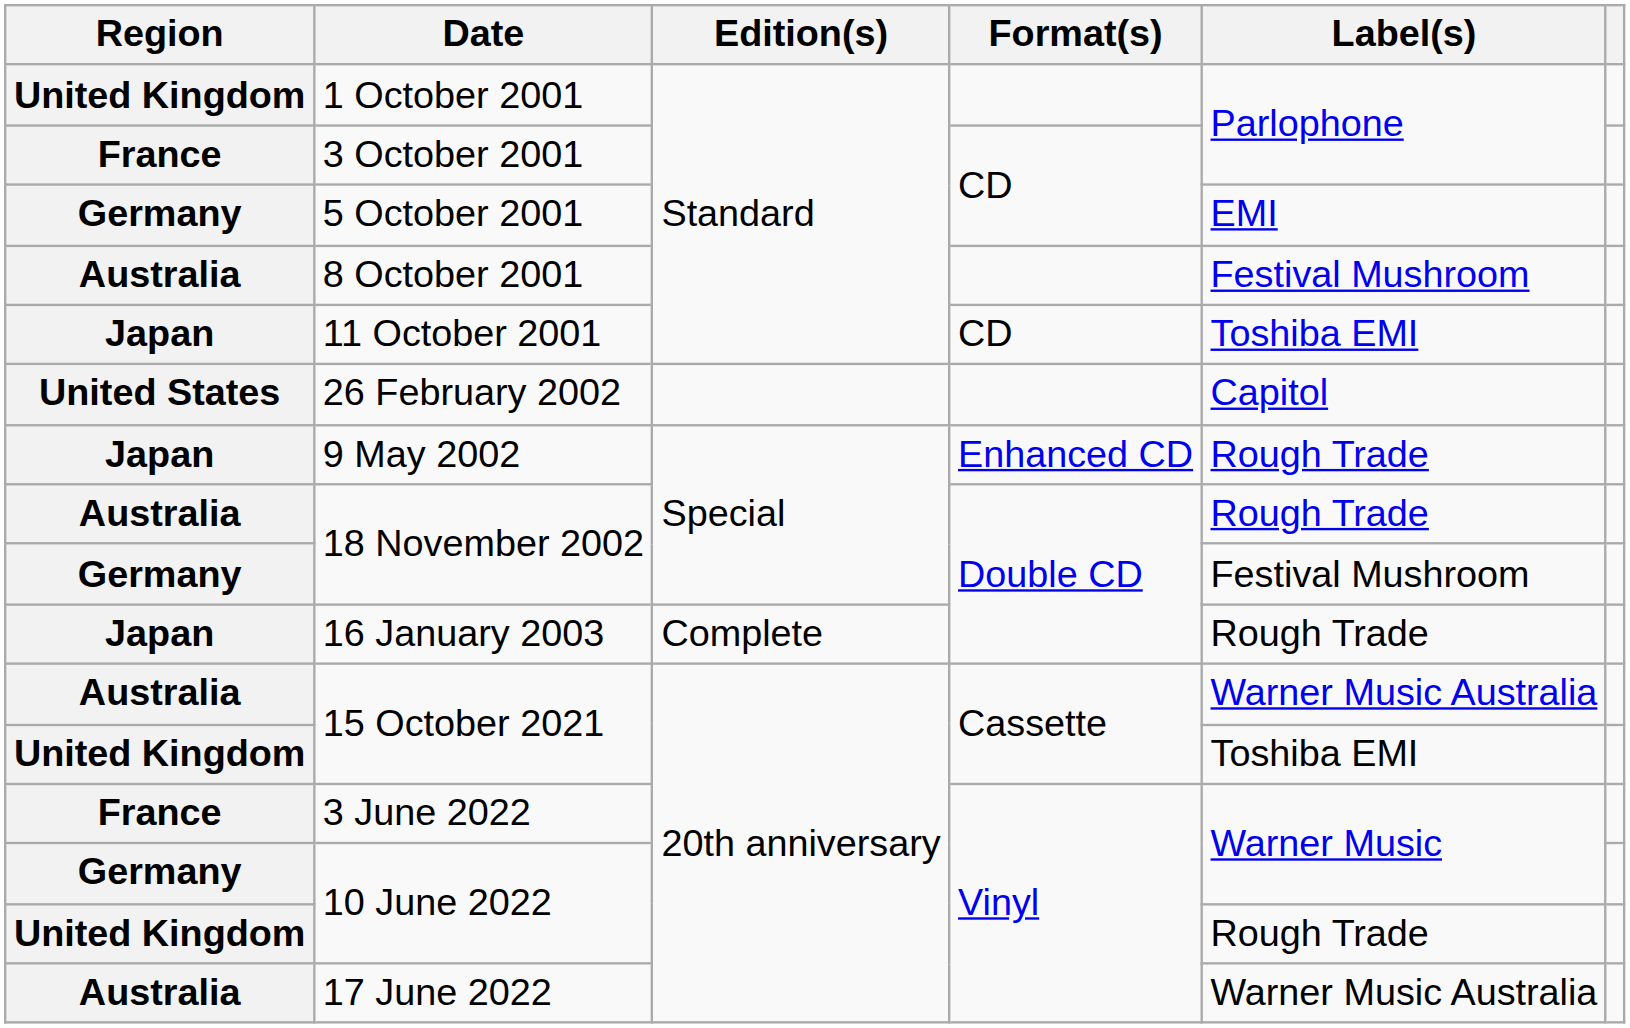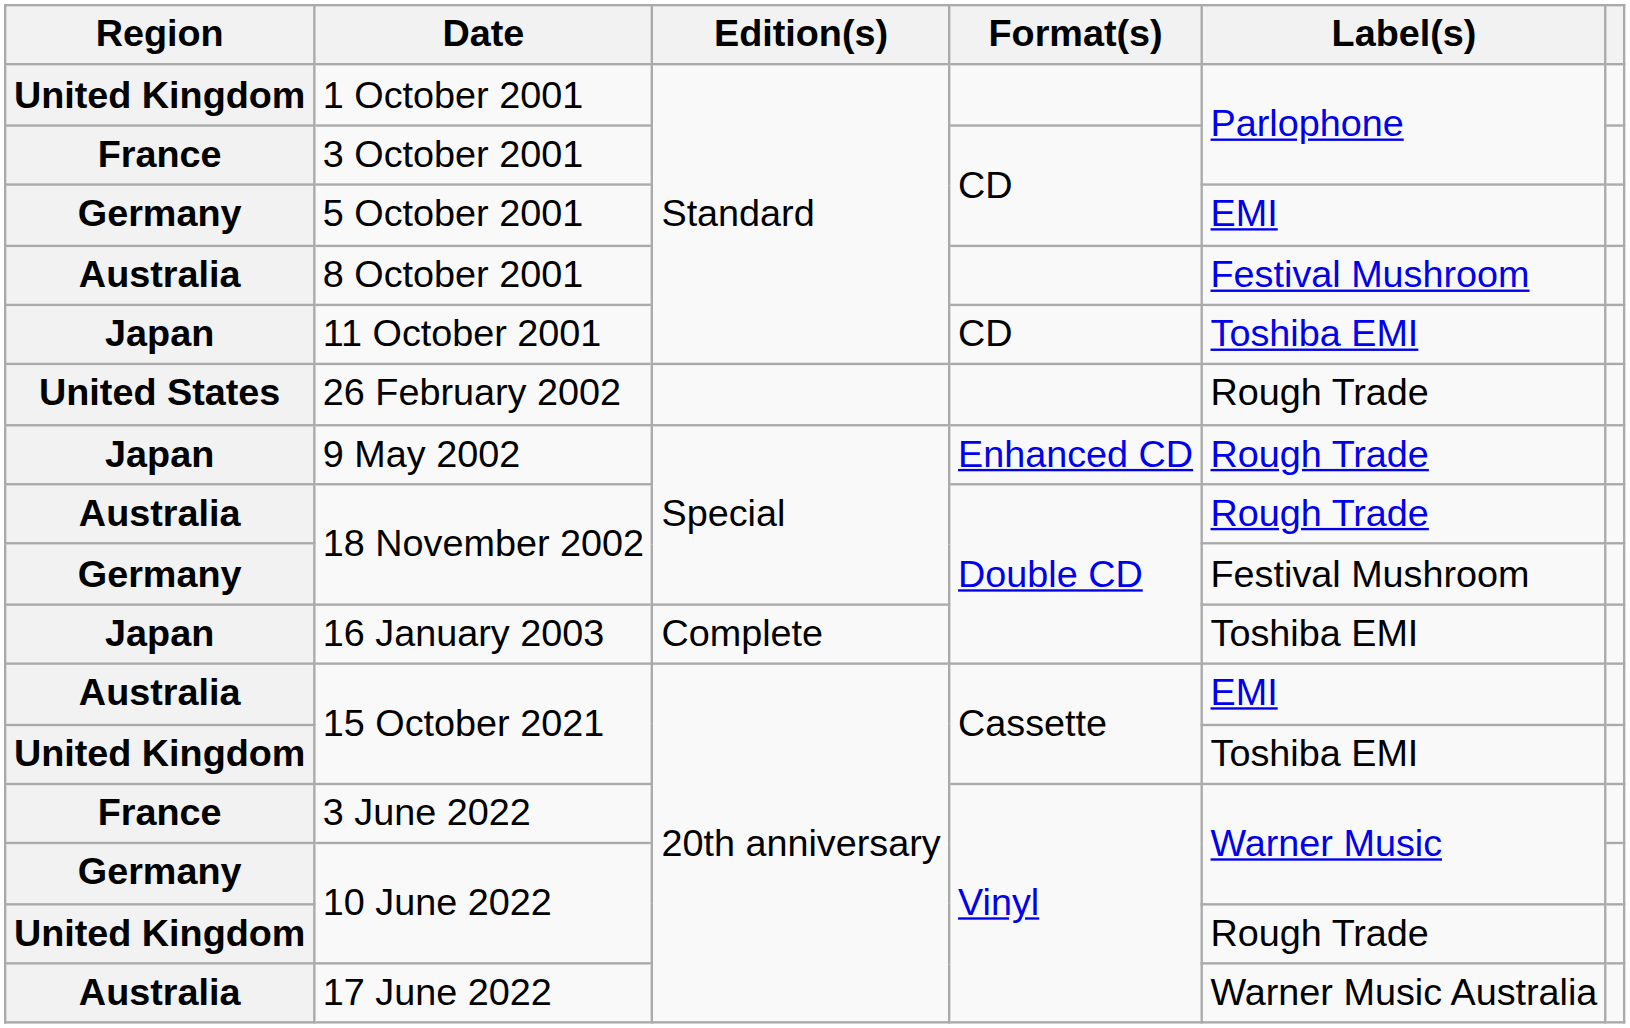(1269, 393) Capitol -> (1320, 393) Rough Trade
(1320, 633) Rough Trade -> (1314, 633) Toshiba EMI
(1404, 693) Warner Music Australia -> (1244, 693) EMI
